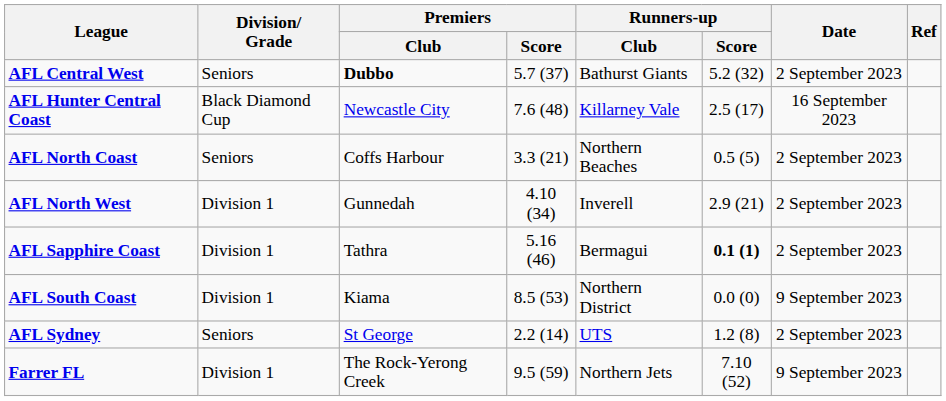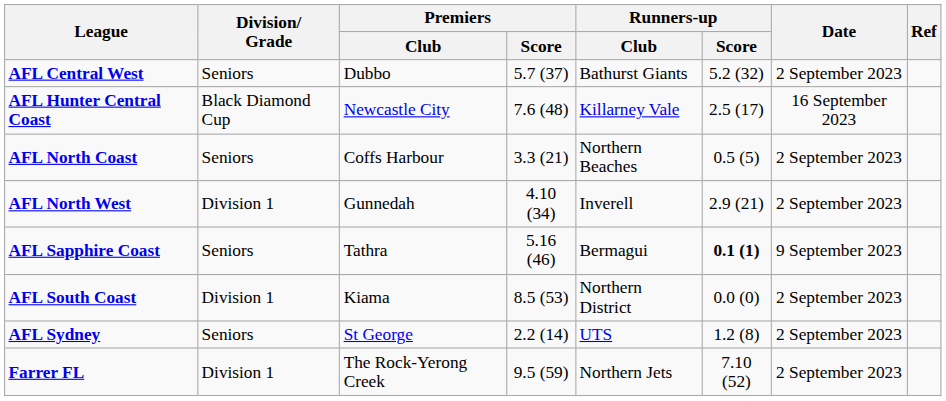(369, 73) bold -> (367, 73) normal
(238, 250) Division 1 -> (228, 250) Seniors
(839, 250) 2 September 2023 -> (839, 250) 9 September 2023
(839, 297) 9 September 2023 -> (839, 297) 2 September 2023
(839, 371) 9 September 2023 -> (839, 371) 2 September 2023
